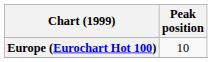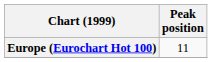(183, 47) 10 -> (183, 47) 11
